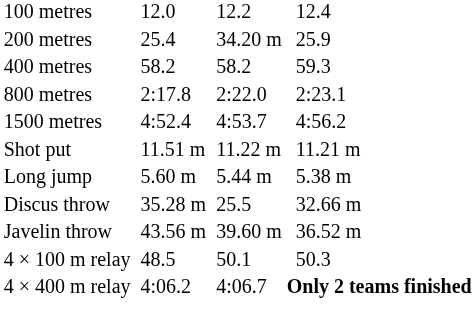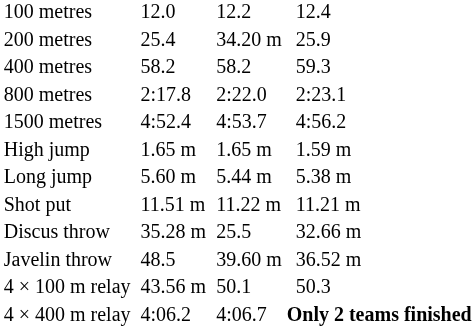+ row: (47, 149)
rows swapped: (48, 176) <-> (37, 149)
(173, 231) 43.56 m -> (158, 259) 48.5
(158, 259) 48.5 -> (173, 286) 43.56 m
